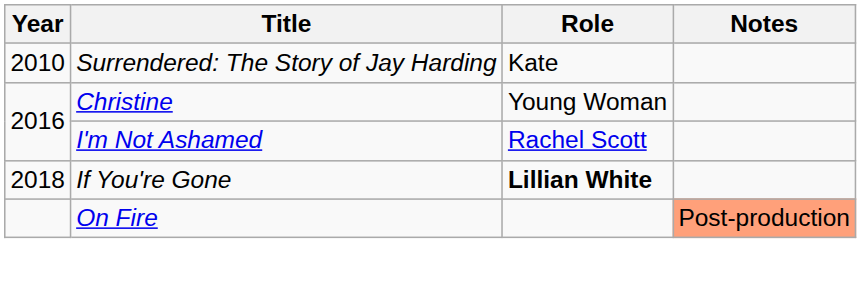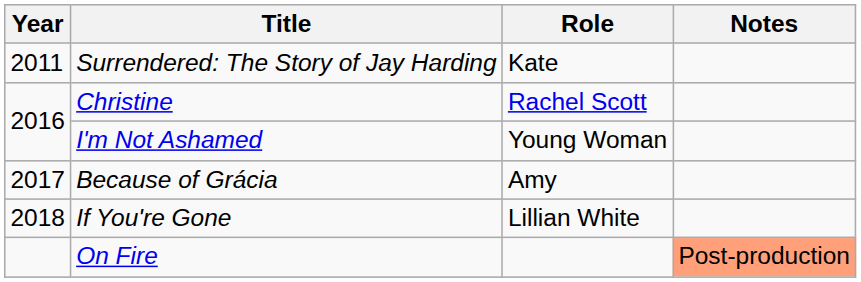(38, 62) 2010 -> (37, 62) 2011
(588, 101) Young Woman -> (577, 101) Rachel Scott
(577, 140) Rachel Scott -> (588, 140) Young Woman
+ row: (177, 179)
(580, 179) bold -> (574, 218) normal
